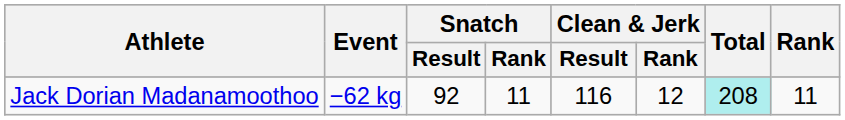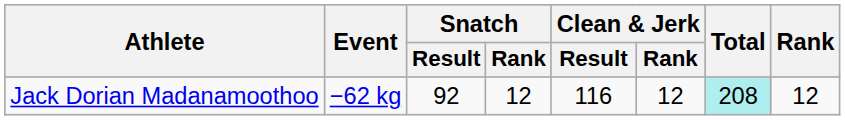(519, 96) 11 -> (519, 96) 12
(805, 96) 11 -> (805, 96) 12
